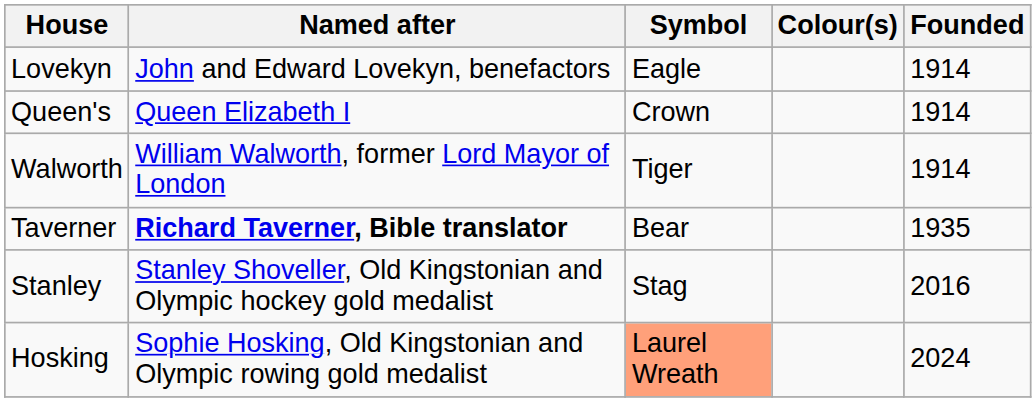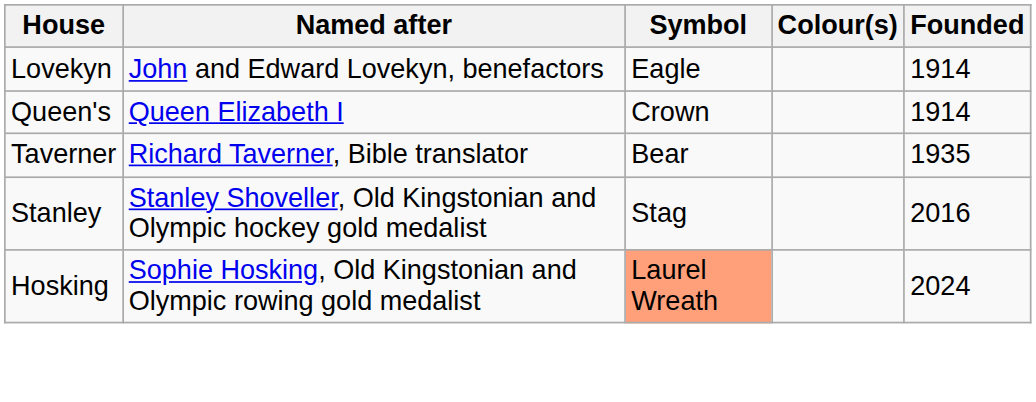- row: (67, 169)
(351, 227) bold -> (328, 154) normal
